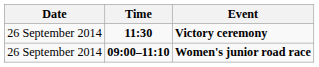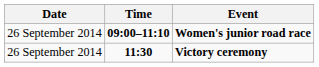rows swapped: (243, 52) <-> (221, 33)
